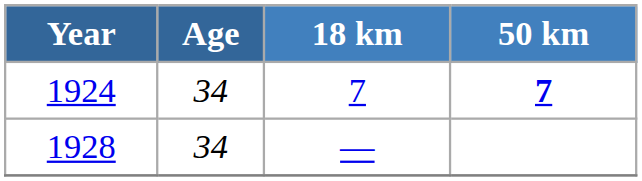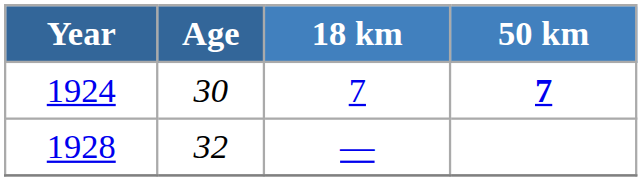(211, 90) 34 -> (211, 90) 30
(211, 146) 34 -> (211, 146) 32
